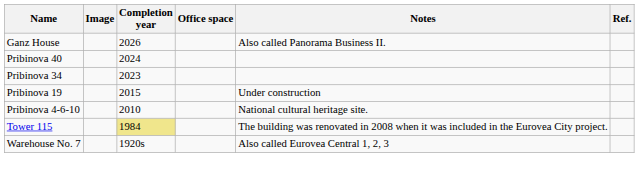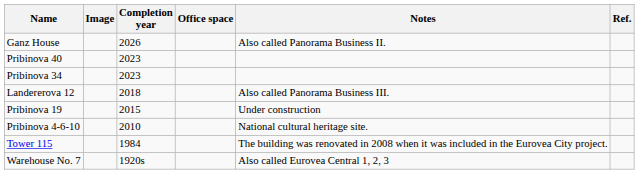(130, 59) 2024 -> (130, 59) 2023
+ row: (41, 93)
(130, 127) khaki background -> (130, 144) no background
